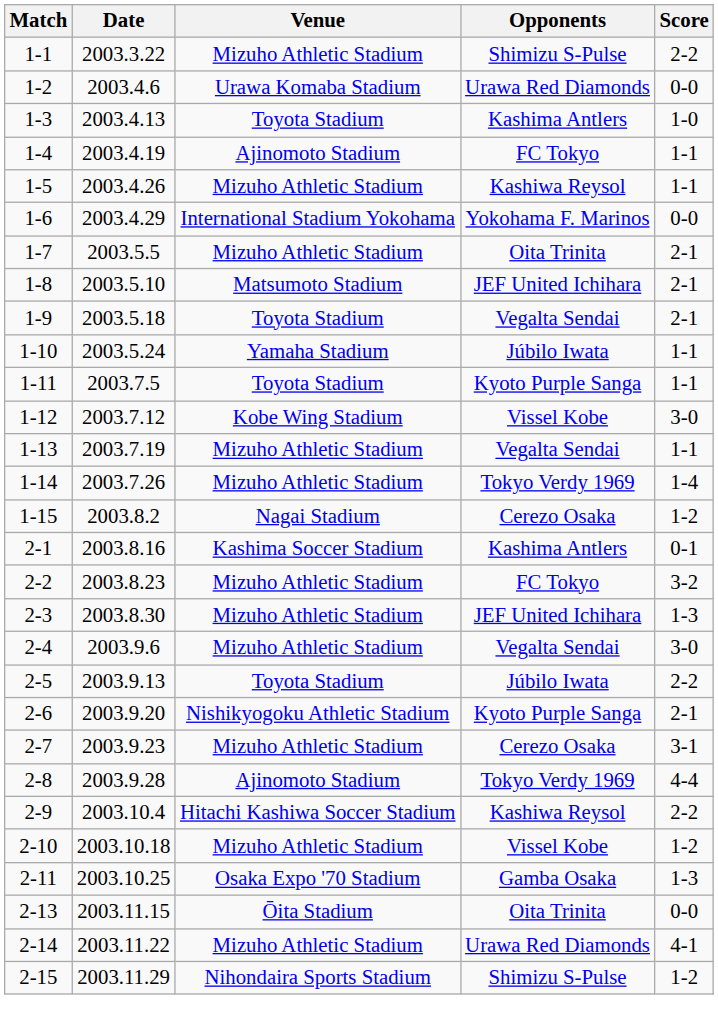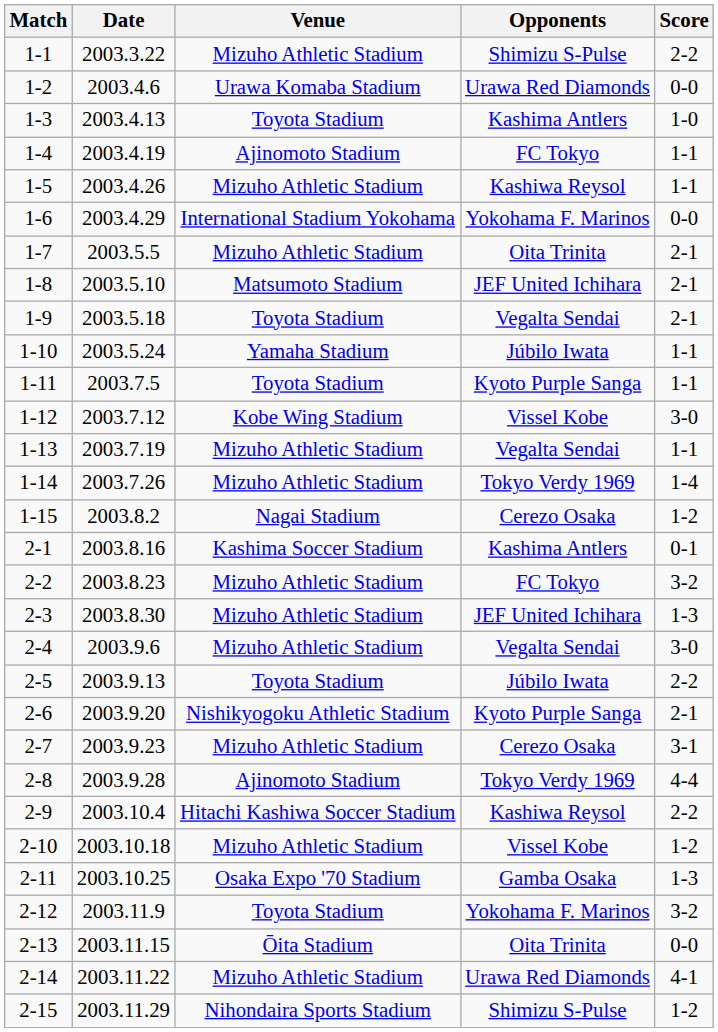+ row: (38, 911)
